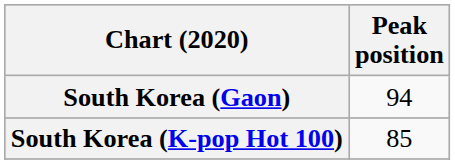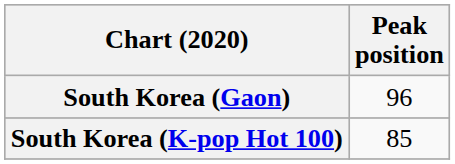(399, 96) 94 -> (399, 96) 96
